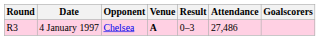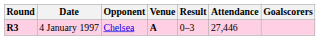(12, 27) normal -> (13, 27) bold
(224, 27) 27,486 -> (224, 27) 27,446
